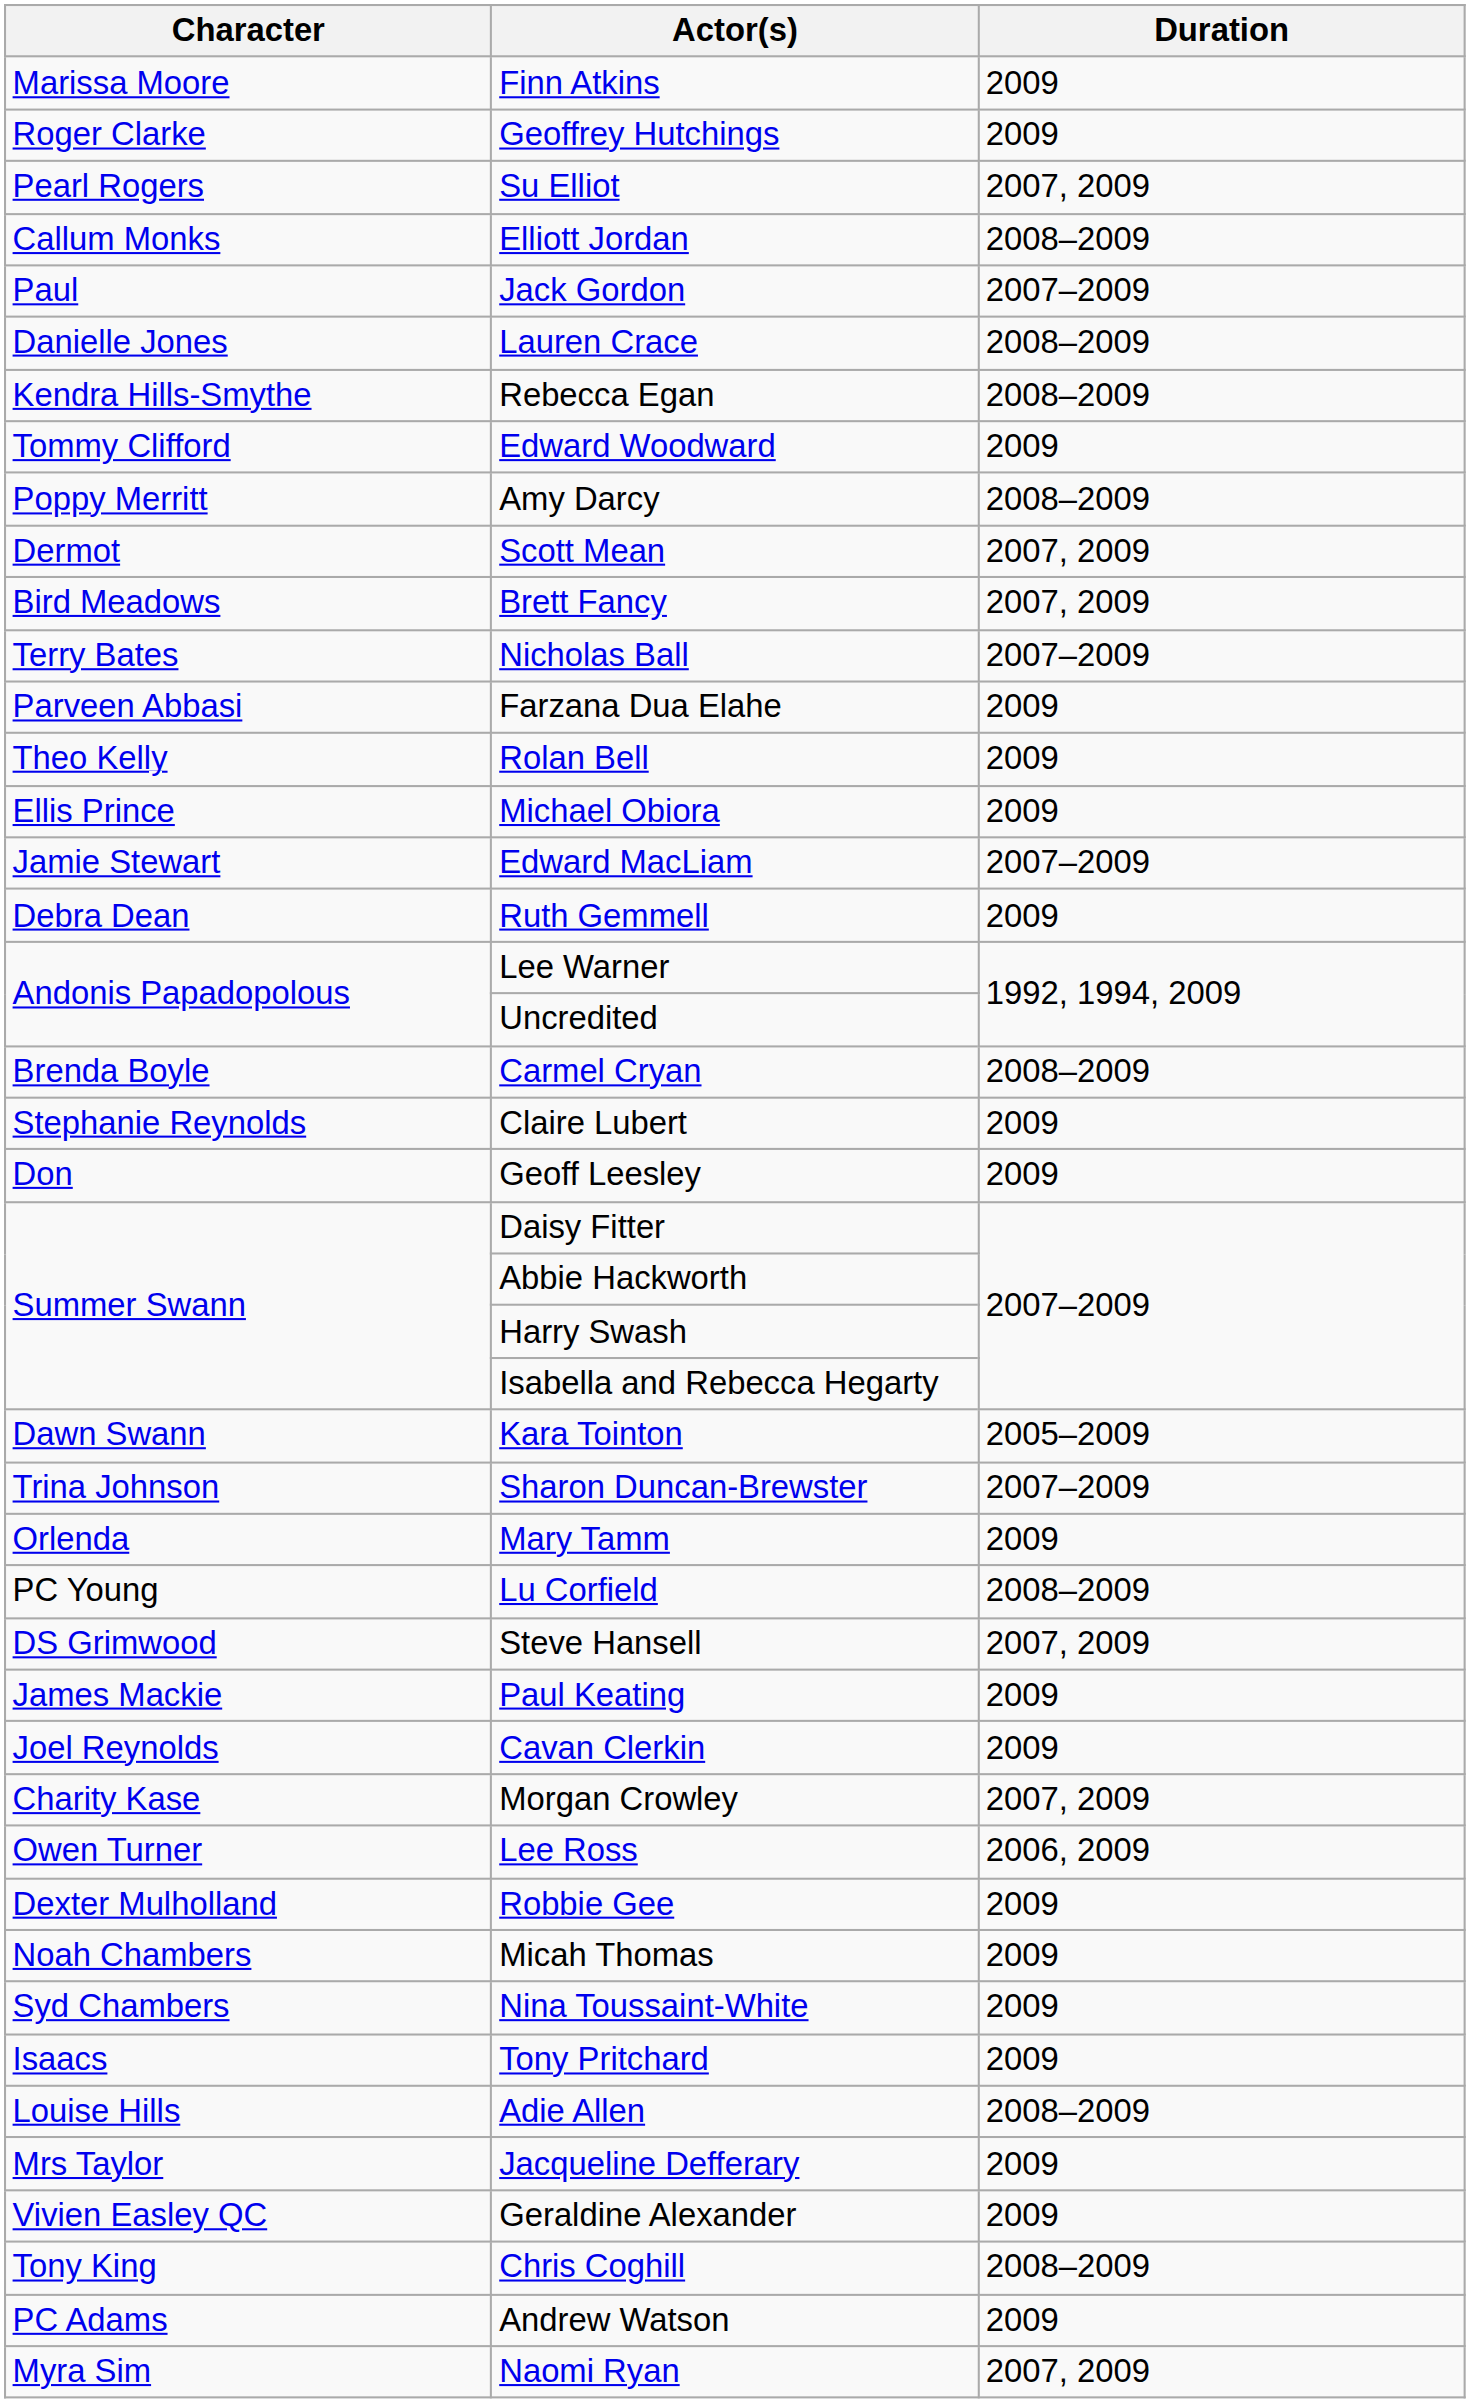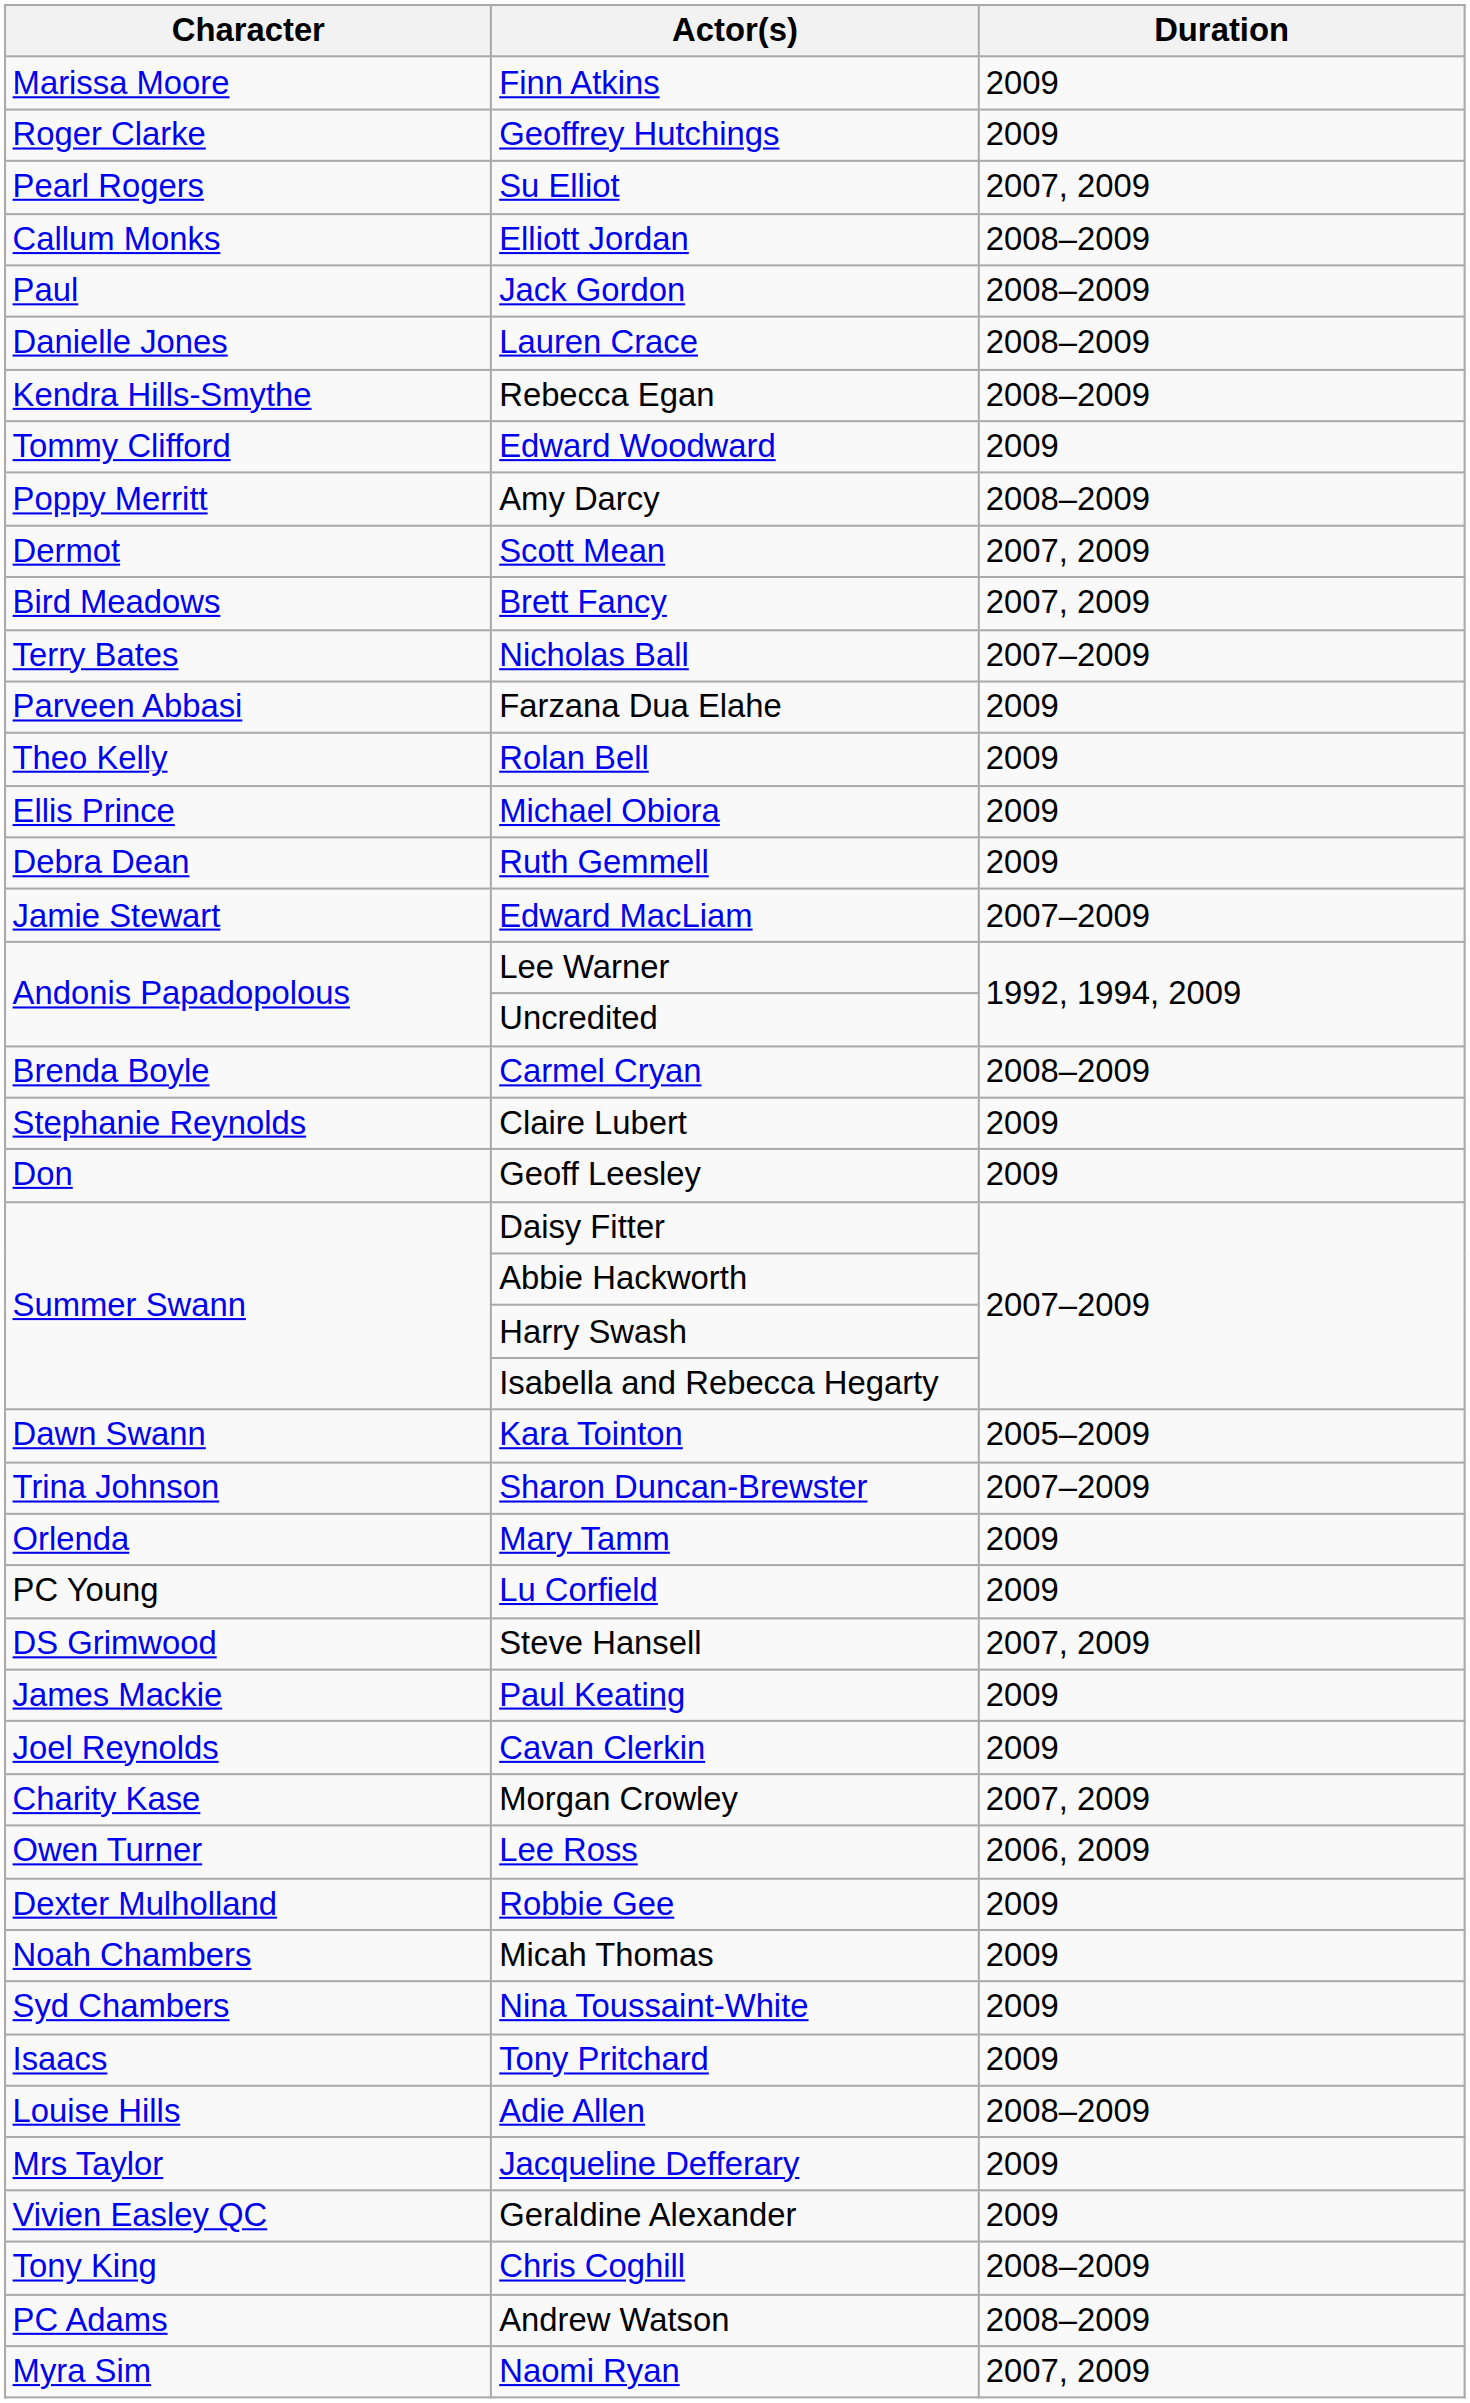(1068, 290) 2007–2009 -> (1068, 290) 2008–2009
rows swapped: (626, 862) <-> (604, 914)
(1068, 1591) 2008–2009 -> (1022, 1591) 2009
(1022, 2319) 2009 -> (1068, 2319) 2008–2009
